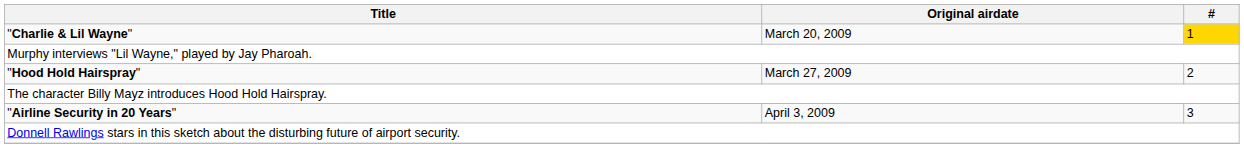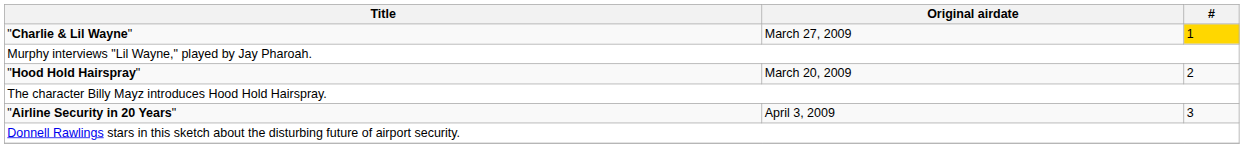(808, 34) March 20, 2009 -> (808, 34) March 27, 2009
(808, 73) March 27, 2009 -> (808, 73) March 20, 2009
